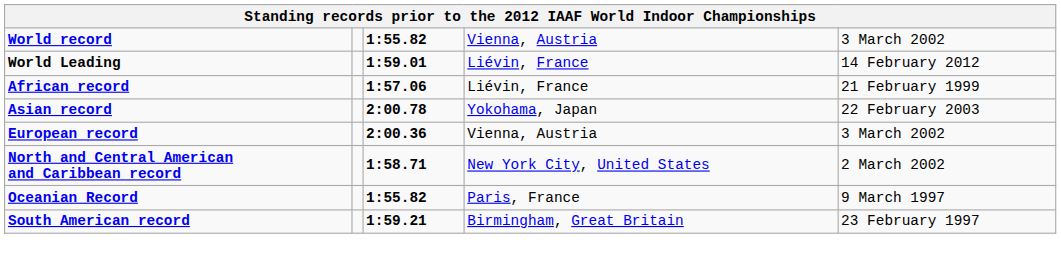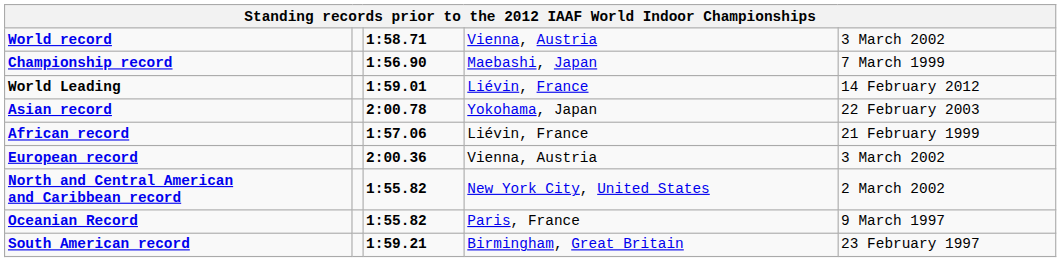(396, 40) 1:55.82 -> (396, 40) 1:58.71
+ row: (90, 63)
rows swapped: (69, 87) <-> (60, 110)
(396, 166) 1:58.71 -> (396, 189) 1:55.82
